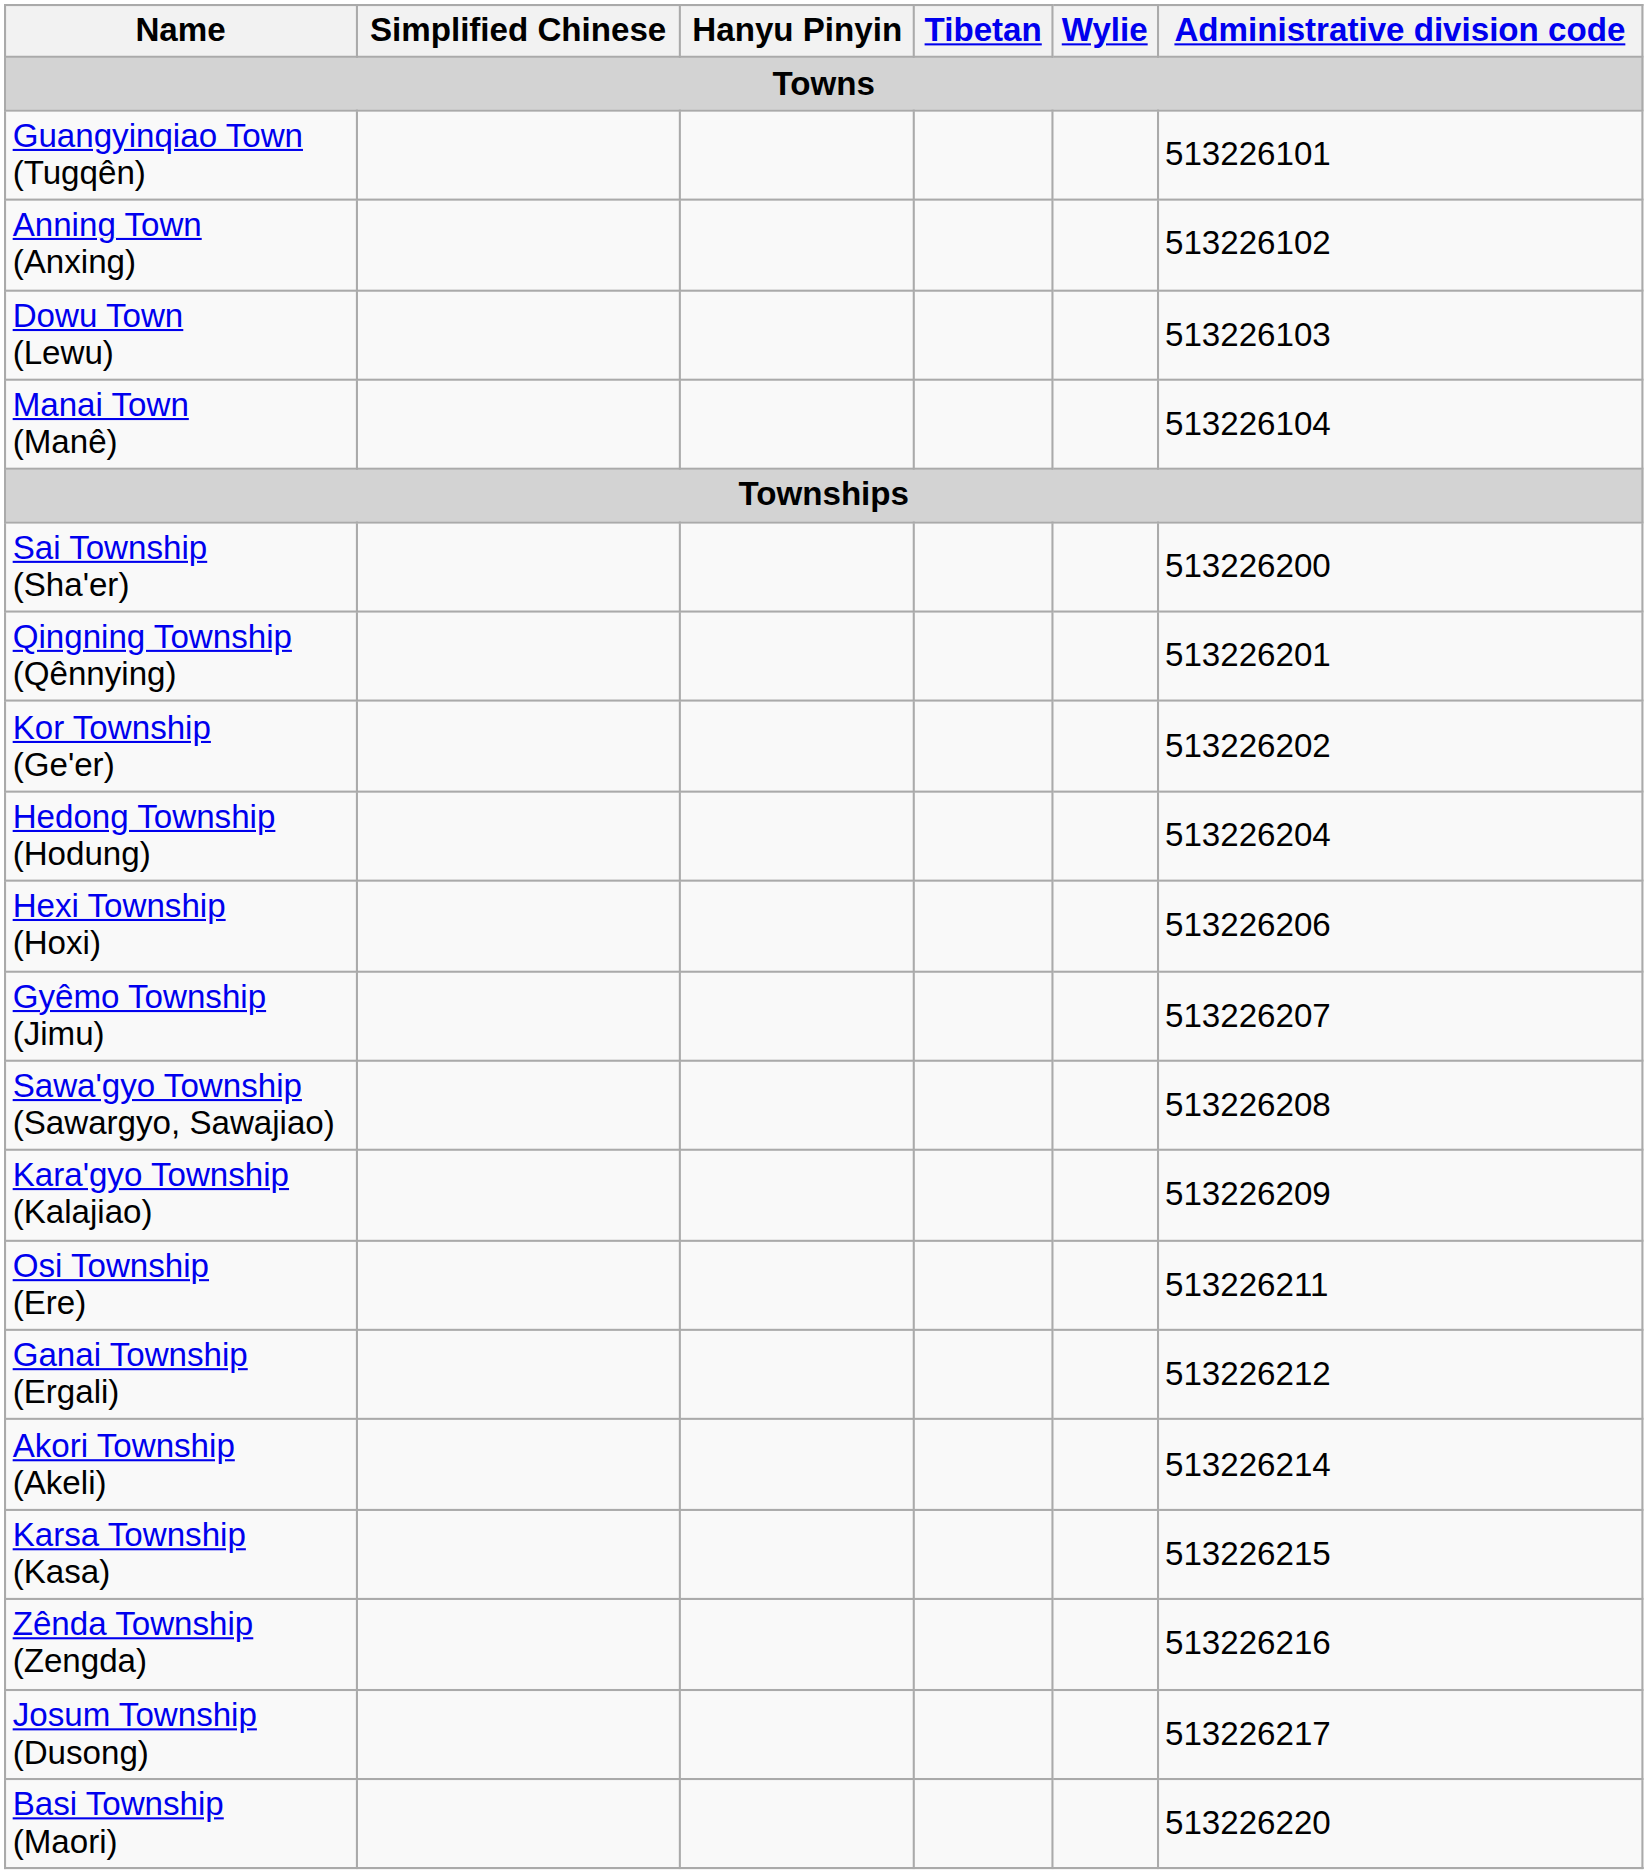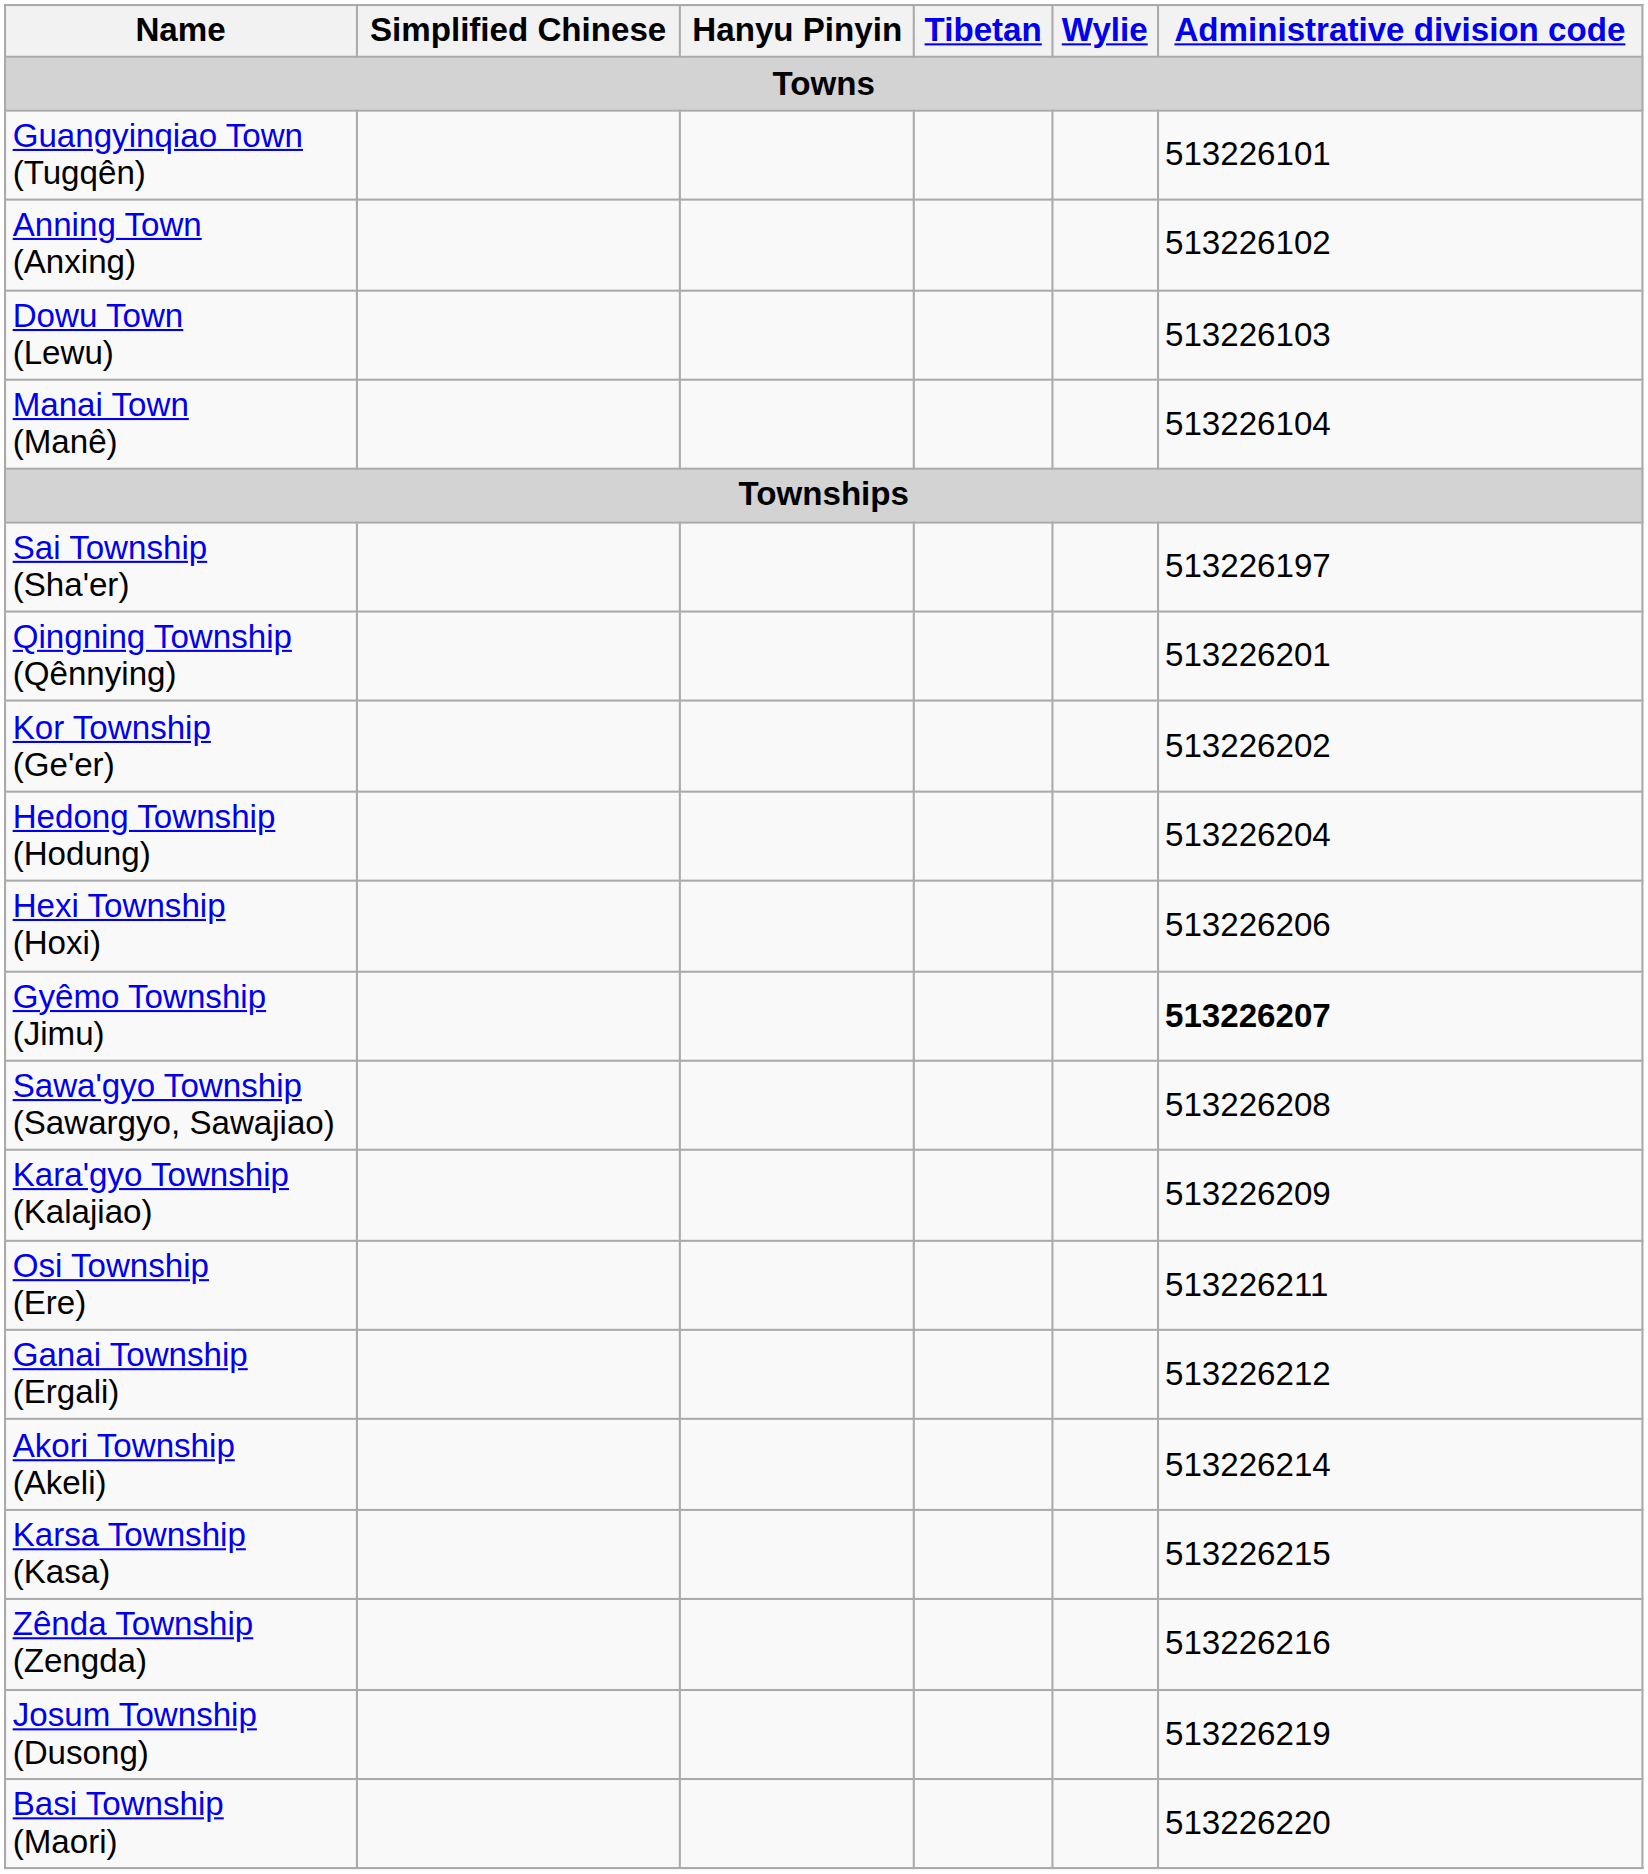(1248, 566) 513226200 -> (1248, 566) 513226197
(1248, 1015) normal -> (1248, 1015) bold
(1248, 1733) 513226217 -> (1248, 1733) 513226219
